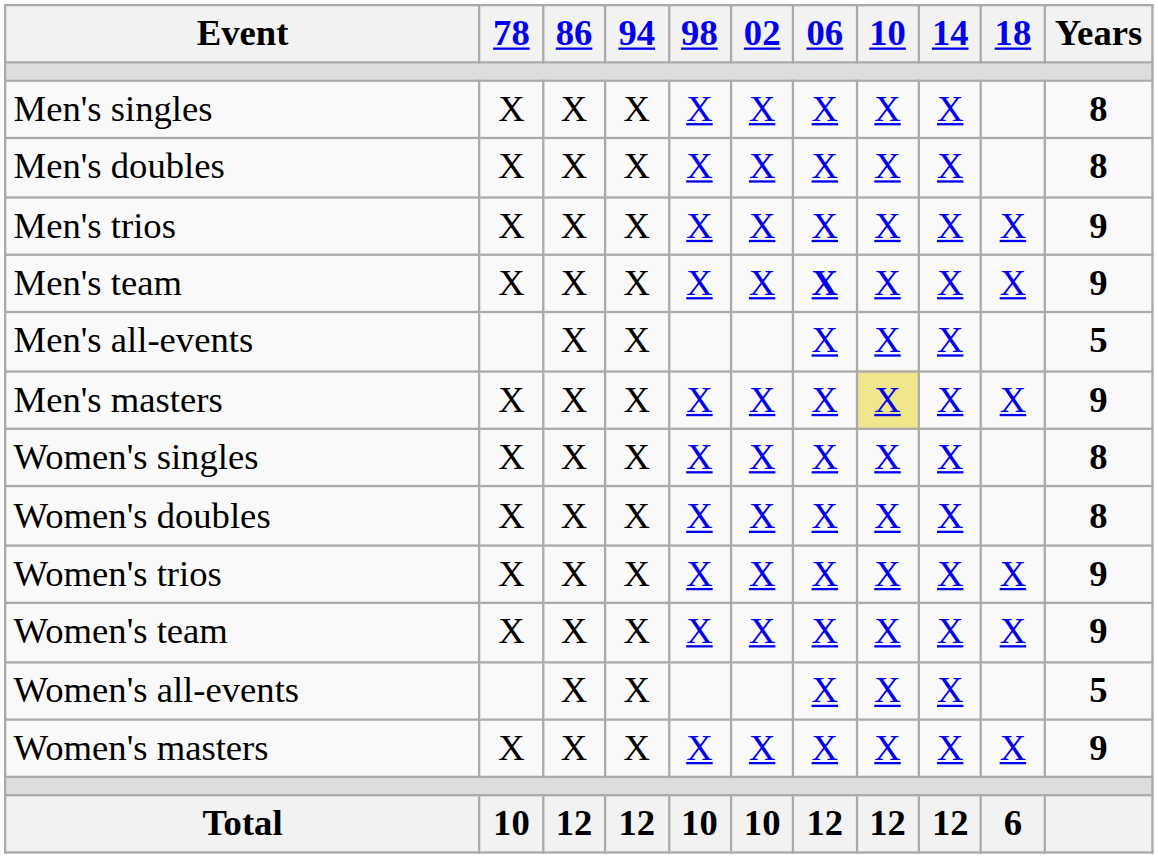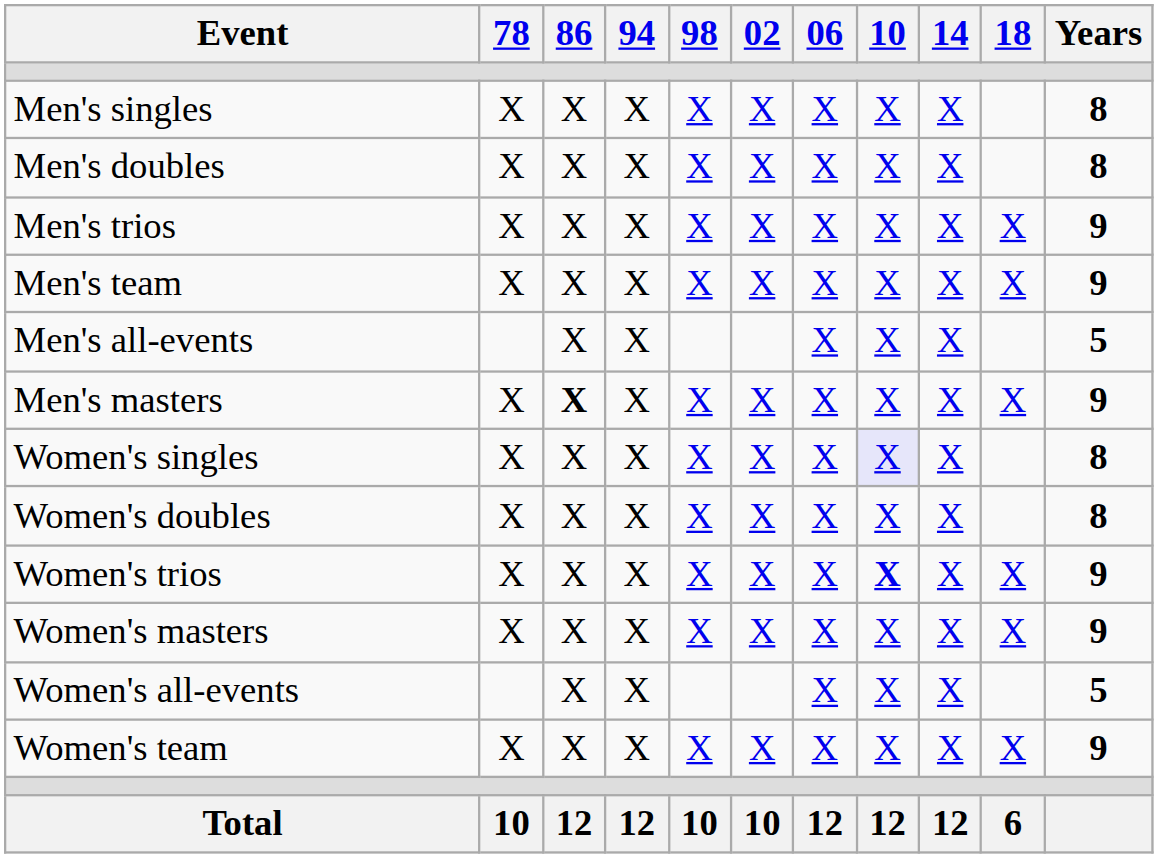(825, 282) bold -> (825, 282) normal
(574, 399) normal -> (574, 399) bold
(888, 399) khaki background -> (888, 399) no background
(888, 457) no background -> (888, 457) lavender background
(888, 573) normal -> (888, 573) bold
rows swapped: (121, 631) <-> (141, 747)
